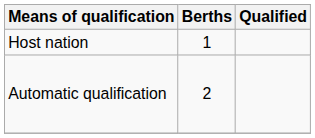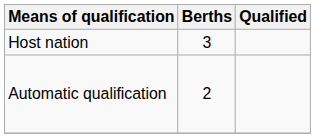(207, 42) 1 -> (207, 42) 3
